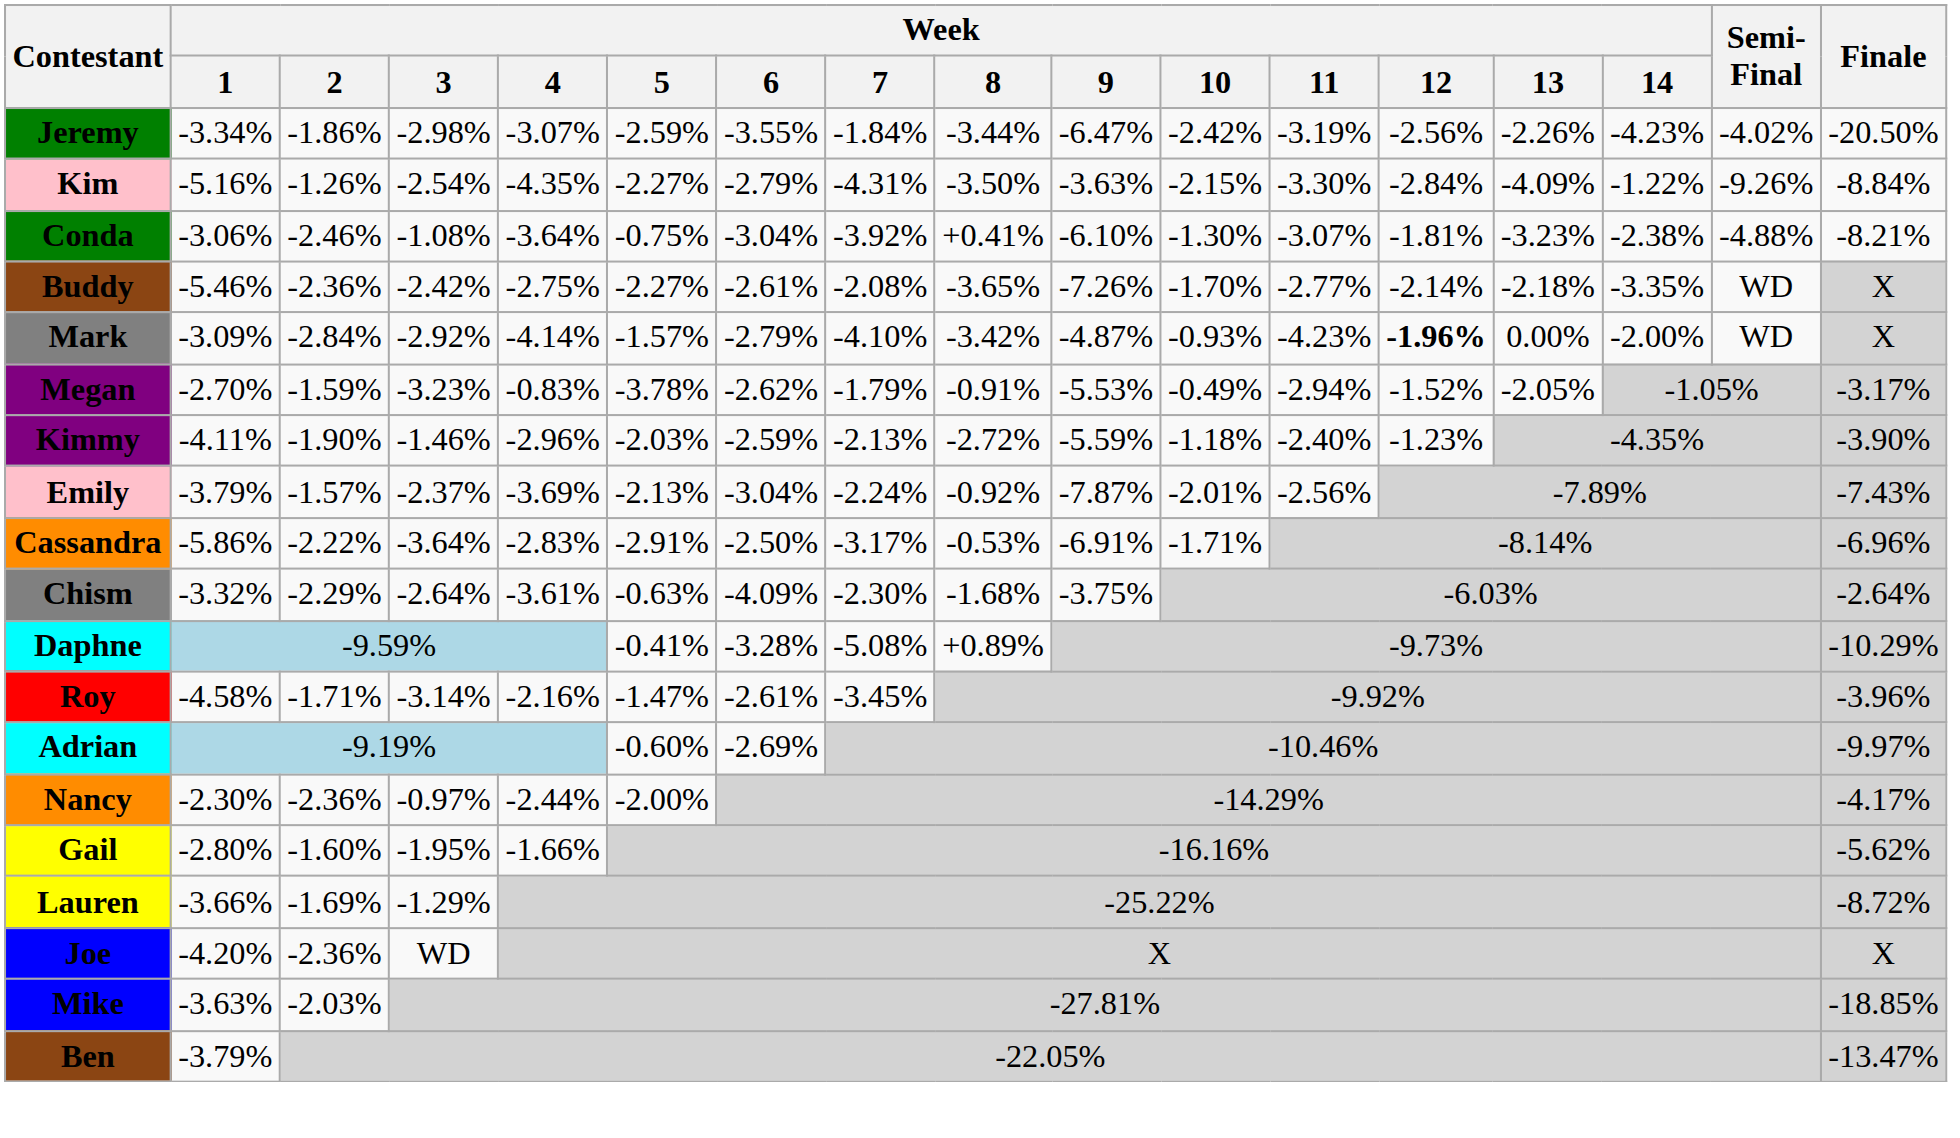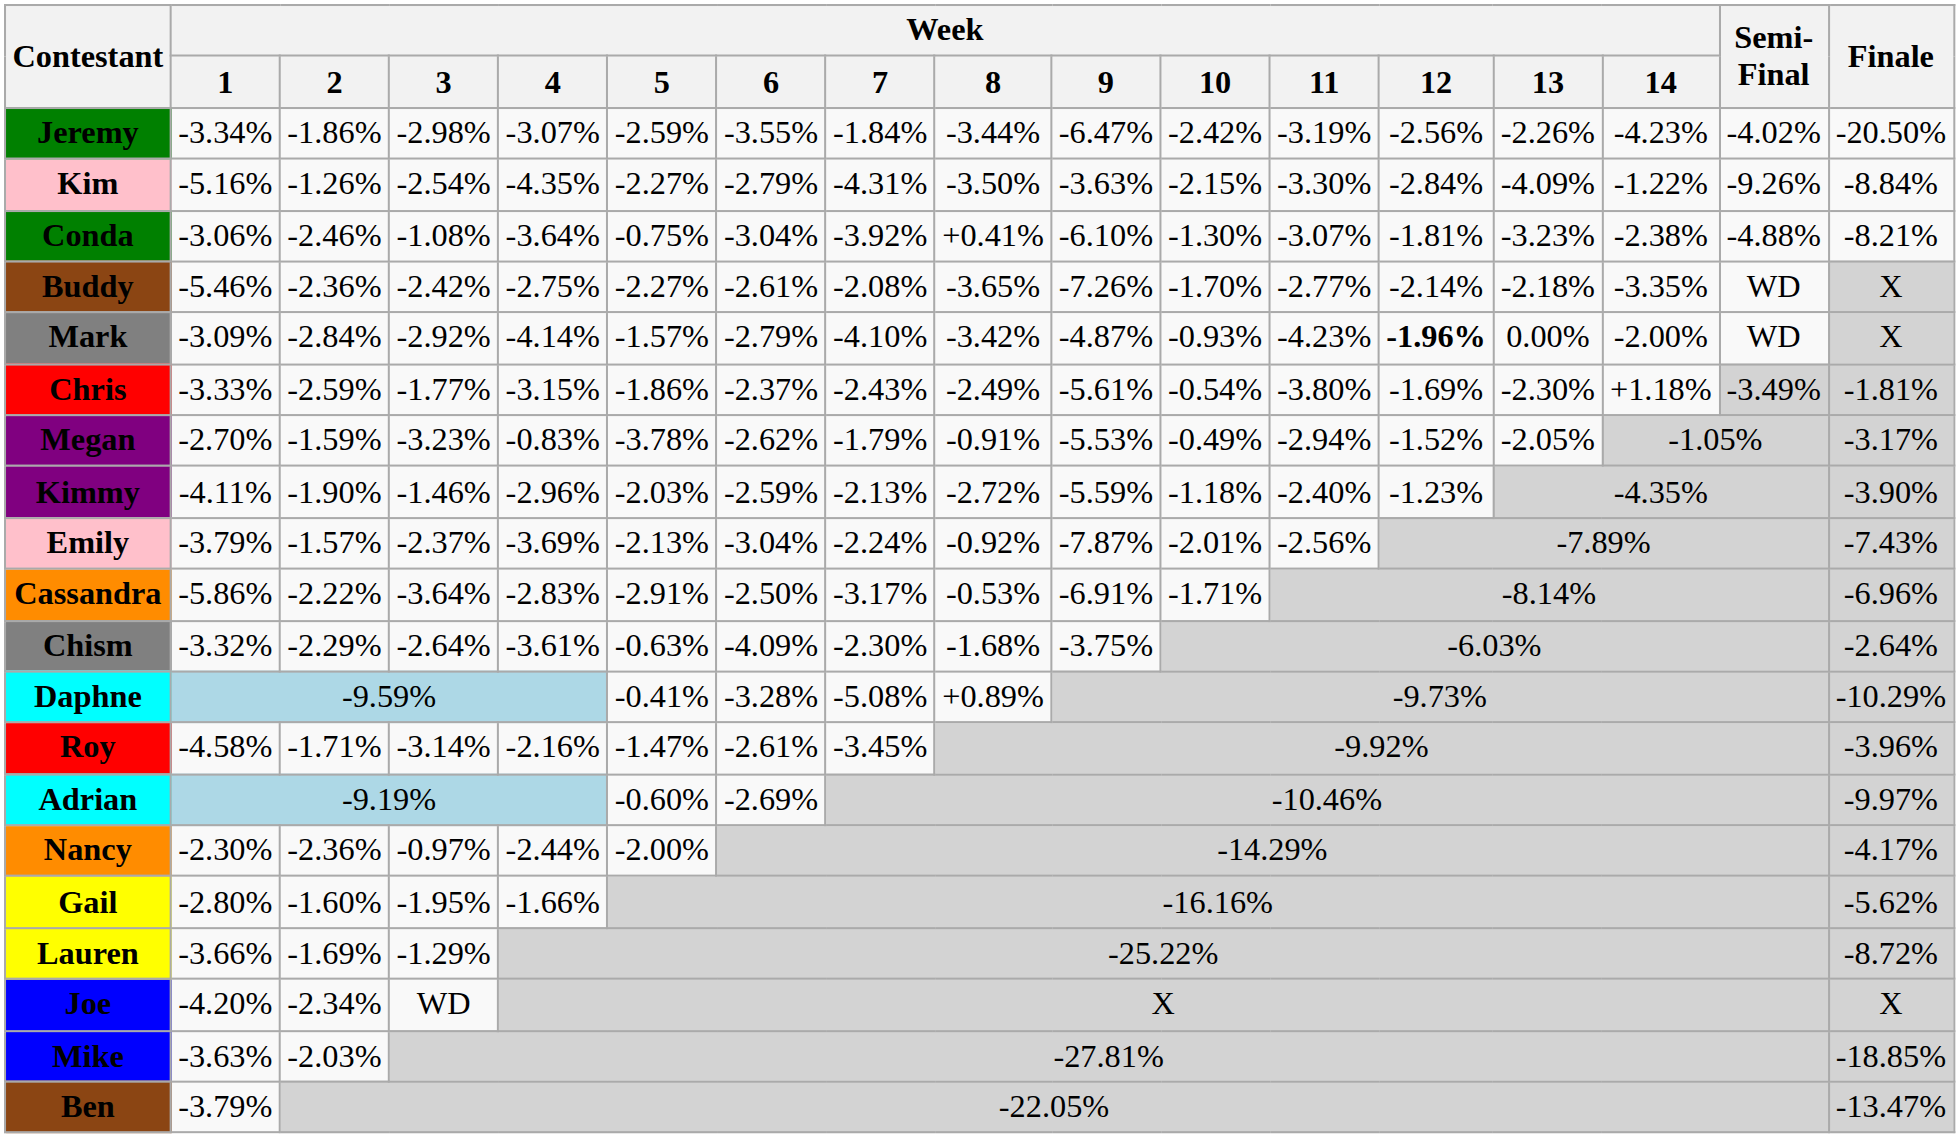+ row: (88, 388)
(334, 952) -2.36% -> (334, 1004) -2.34%
